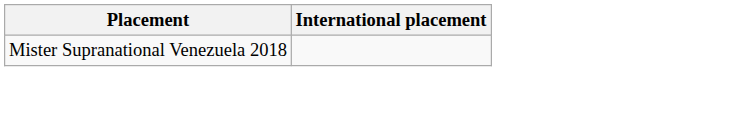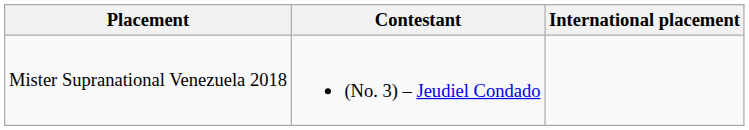+ column: (418, 19)
